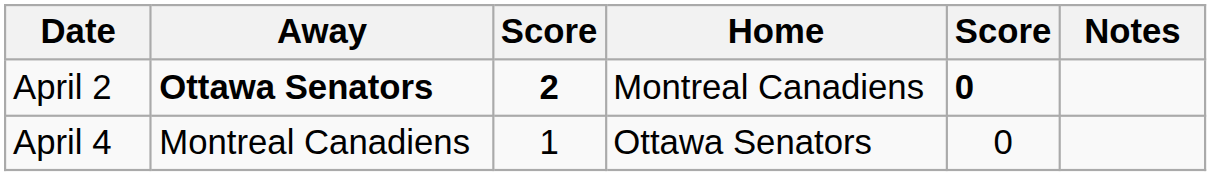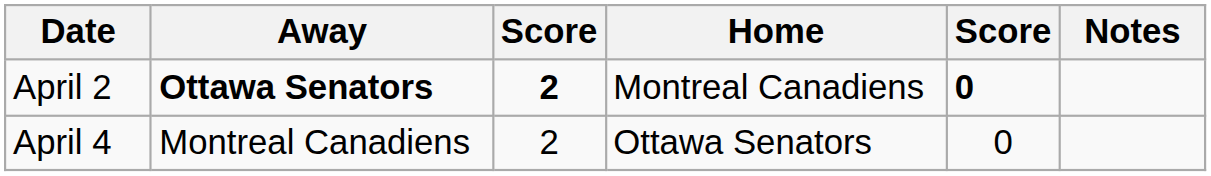(549, 142) 1 -> (549, 142) 2
